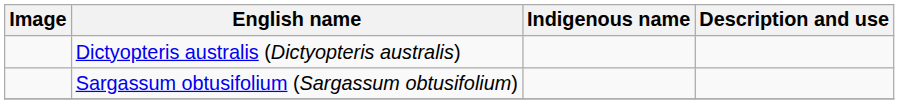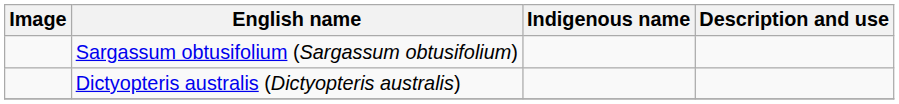rows swapped: (268, 51) <-> (297, 83)
